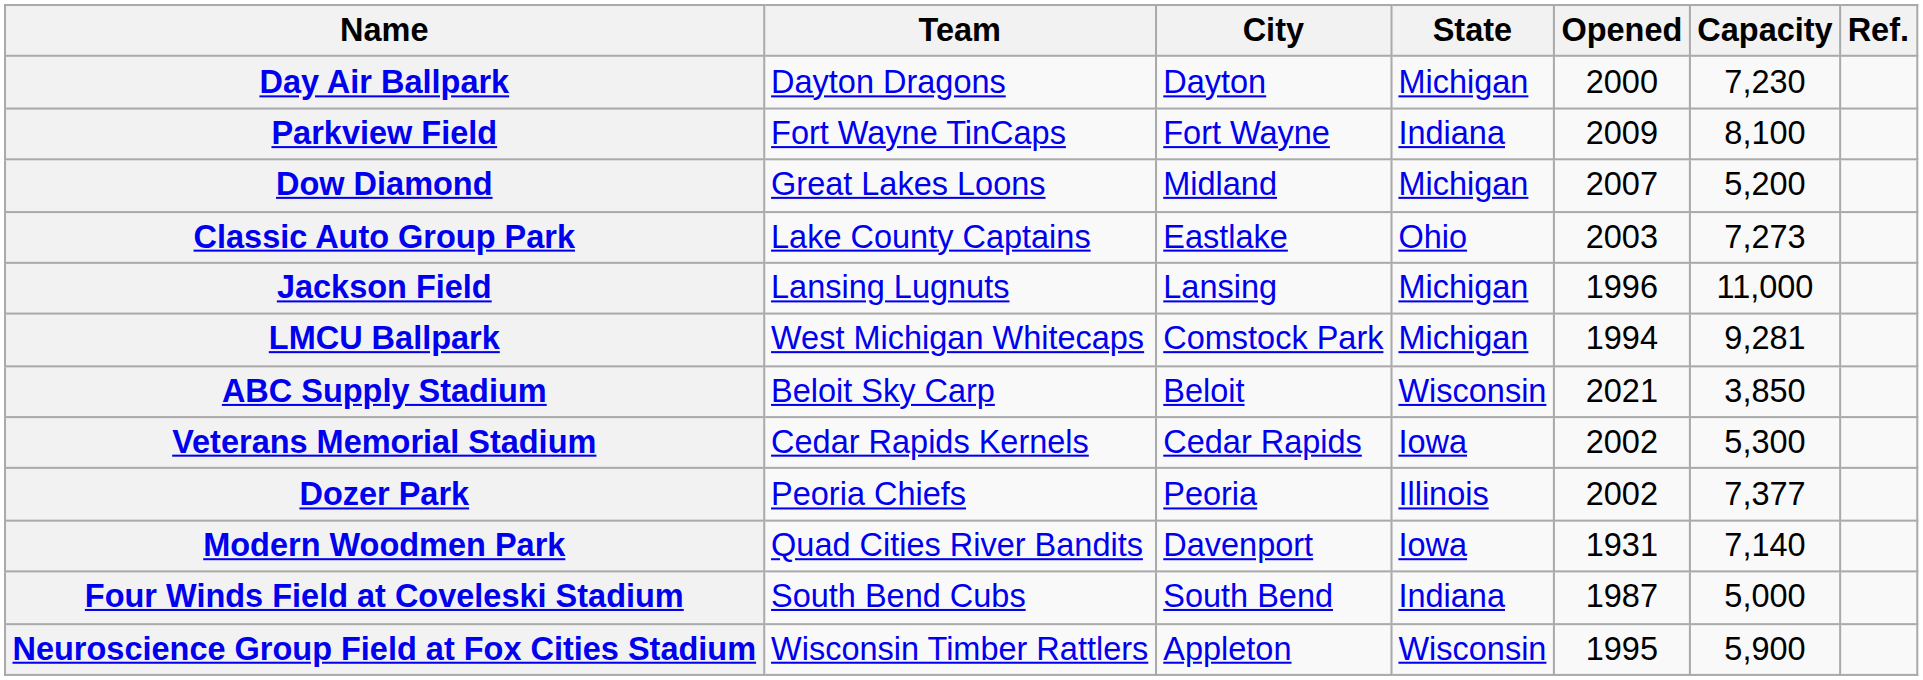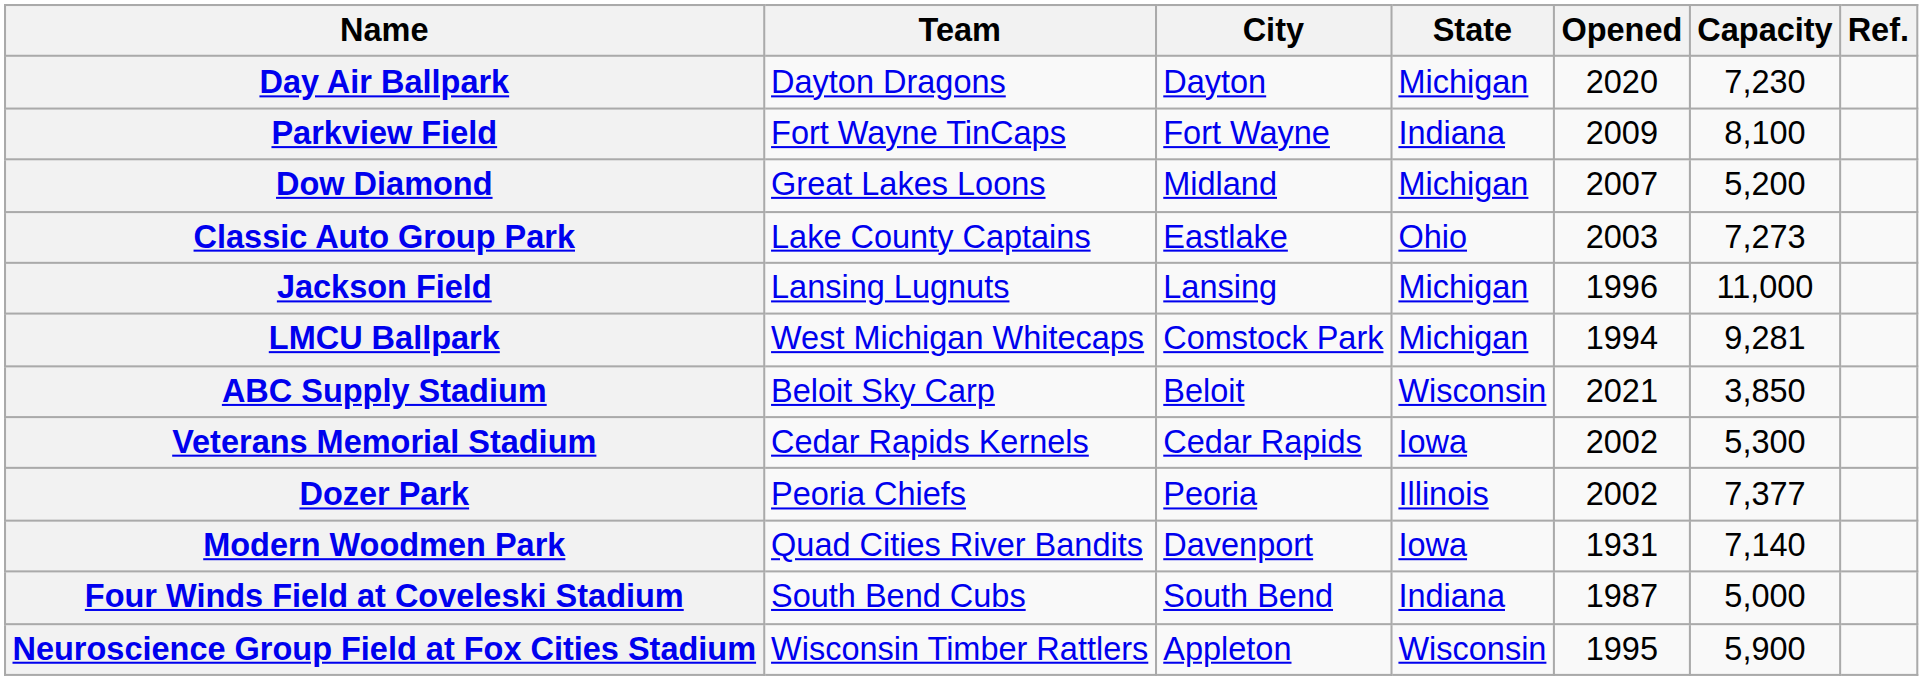(1622, 81) 2000 -> (1622, 81) 2020
